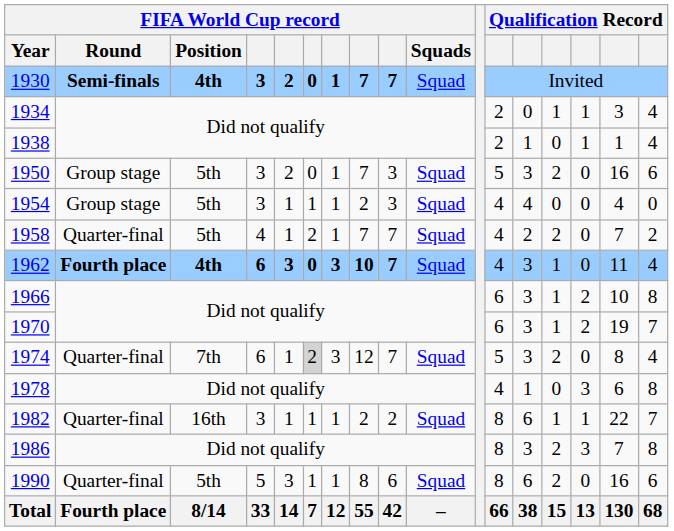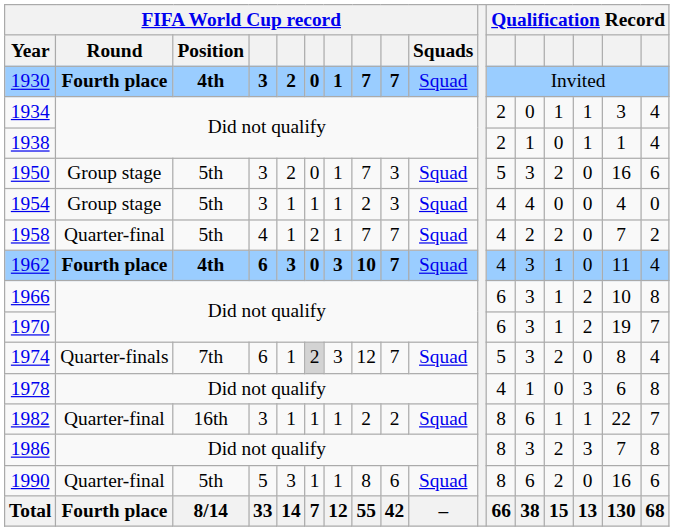(113, 81) Semi-finals -> (114, 81) Fourth place
(113, 357) Quarter-final -> (114, 357) Quarter-finals
